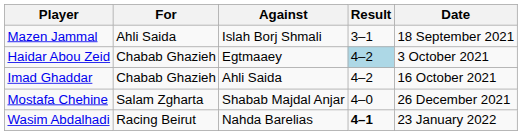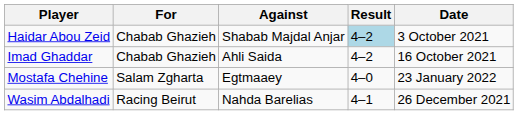- row: (52, 36)
(252, 57) Egtmaaey -> (283, 36) Shabab Majdal Anjar
(283, 99) Shabab Majdal Anjar -> (252, 78) Egtmaaey
(454, 99) 26 December 2021 -> (447, 78) 23 January 2022
(362, 120) bold -> (362, 99) normal
(447, 120) 23 January 2022 -> (454, 99) 26 December 2021
